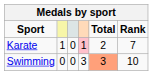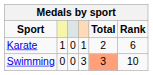(84, 45) pink background -> (84, 45) no background
(133, 45) 7 -> (133, 45) 6
